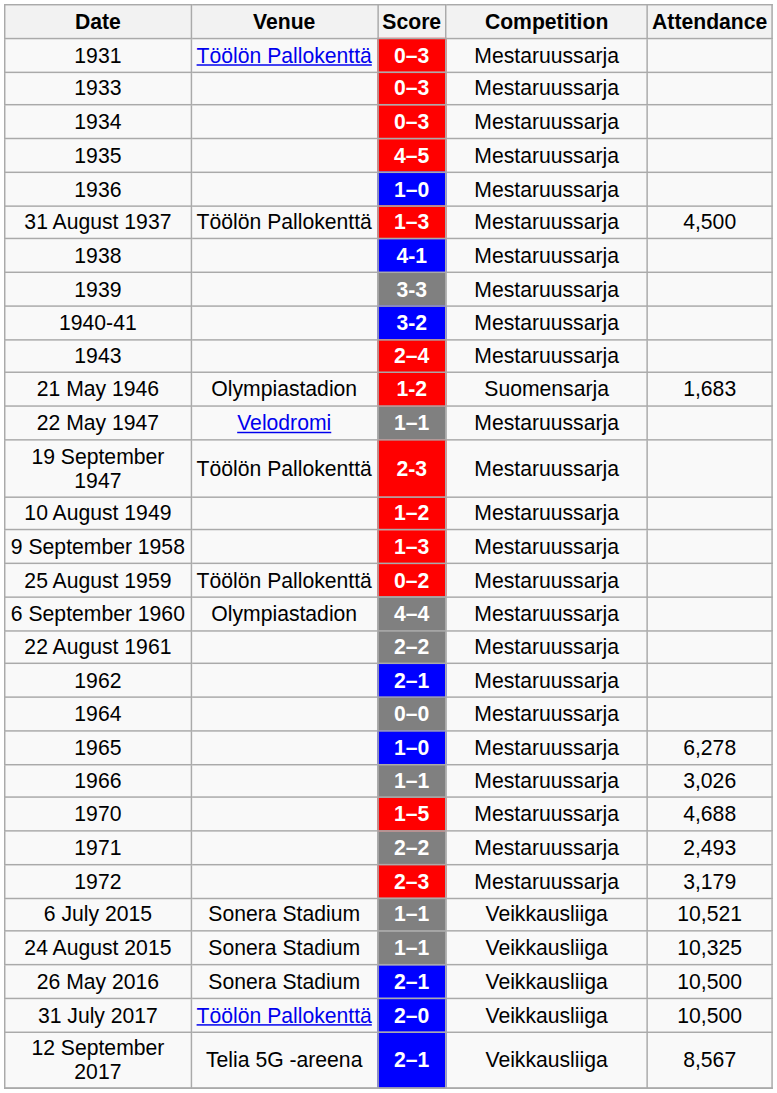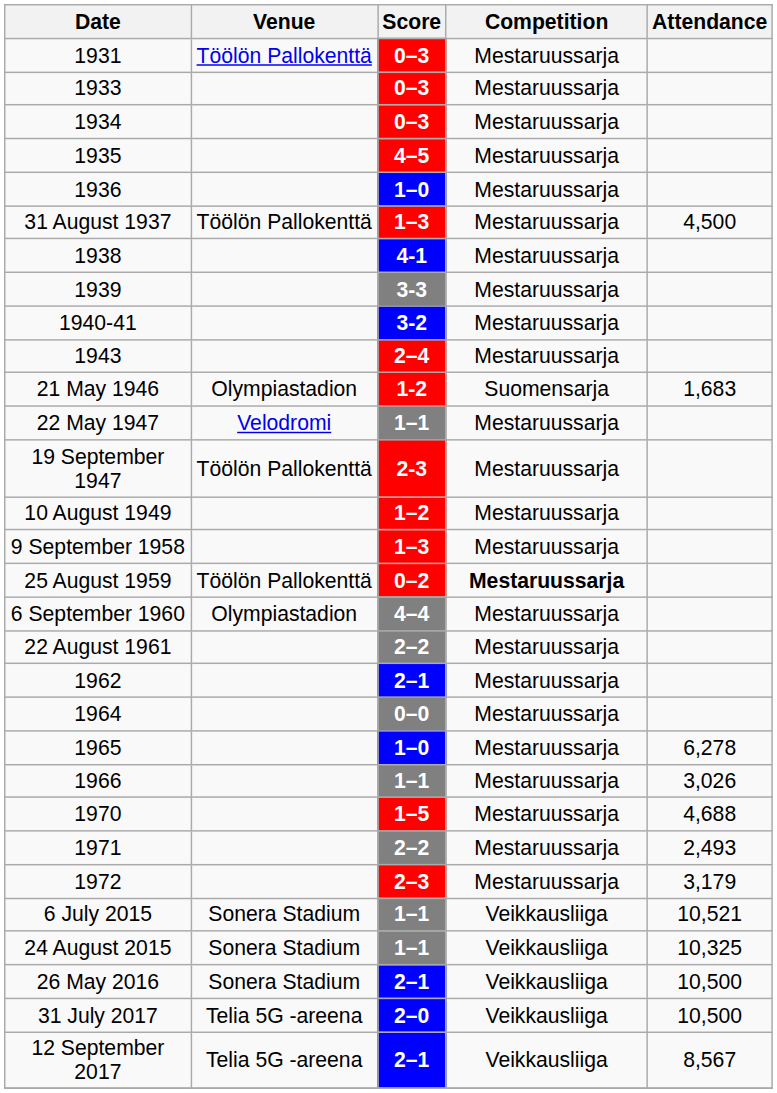(547, 580) normal -> (547, 580) bold
(284, 1015) Töölön Pallokenttä -> (284, 1015) Telia 5G -areena
